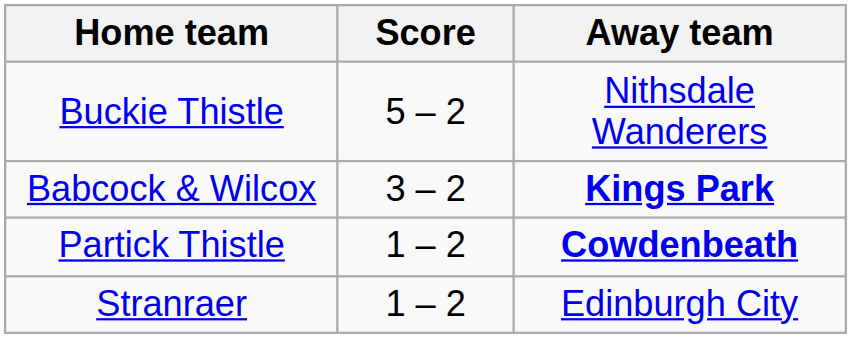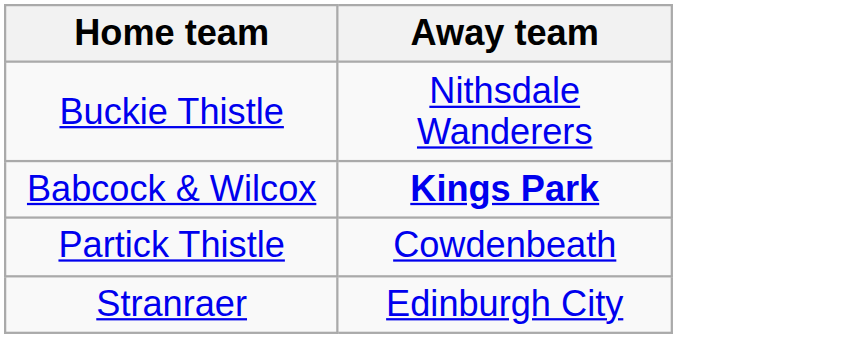- column: (426, 33)
(680, 245) bold -> (505, 245) normal
